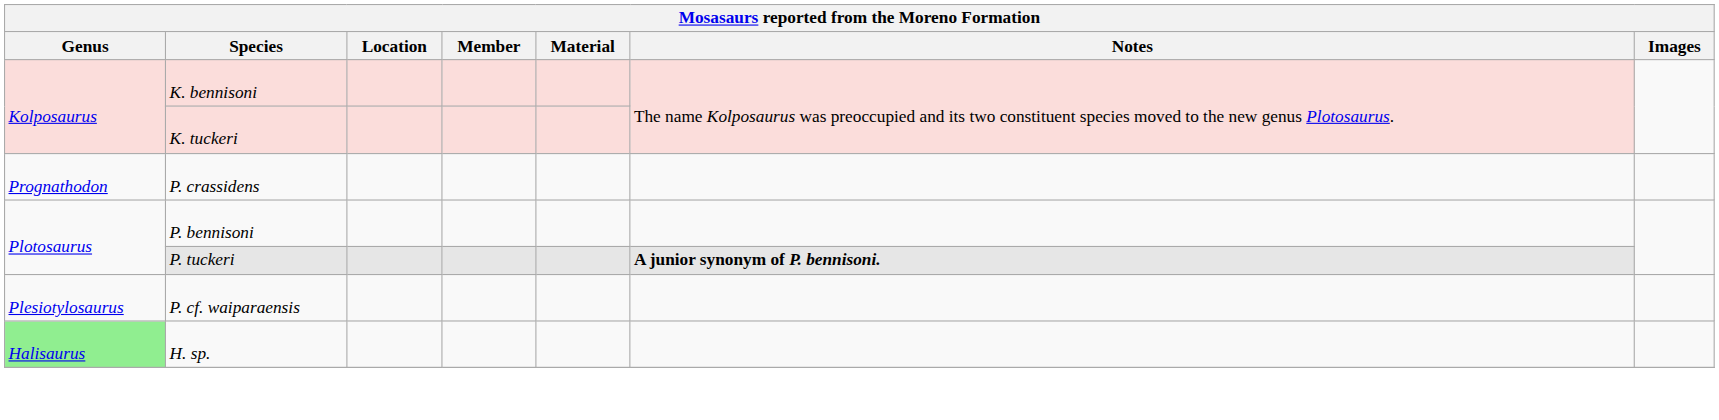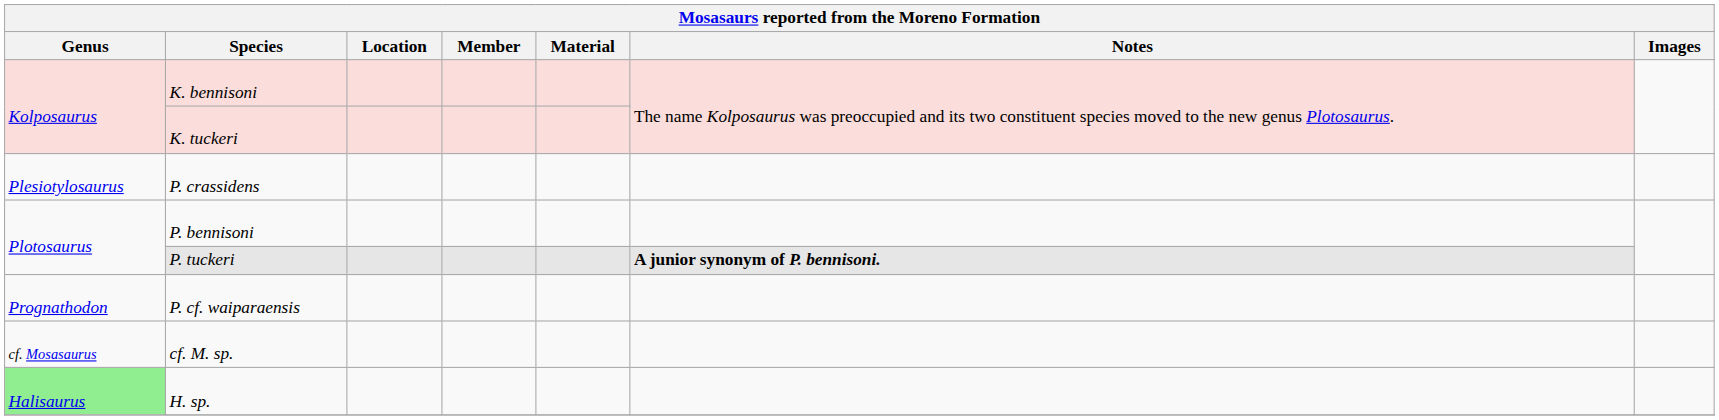(58, 186) Prognathodon -> (66, 186) Plesiotylosaurus
(66, 307) Plesiotylosaurus -> (58, 307) Prognathodon
+ row: (202, 354)
